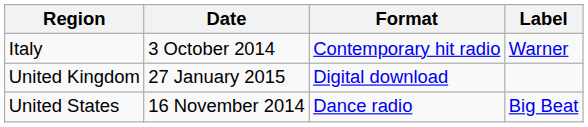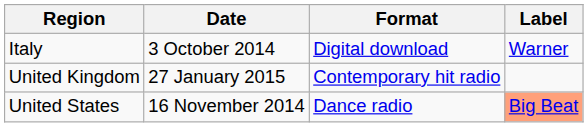(407, 48) Contemporary hit radio -> (381, 48) Digital download
(381, 77) Digital download -> (407, 77) Contemporary hit radio
(544, 106) no background -> (544, 106) lightsalmon background
